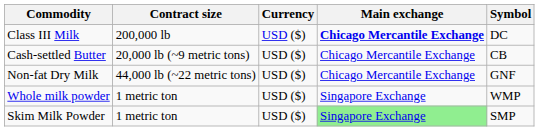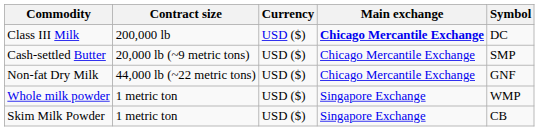(498, 55) CB -> (503, 55) SMP
(373, 116) lightgreen background -> (373, 116) no background
(503, 116) SMP -> (498, 116) CB
